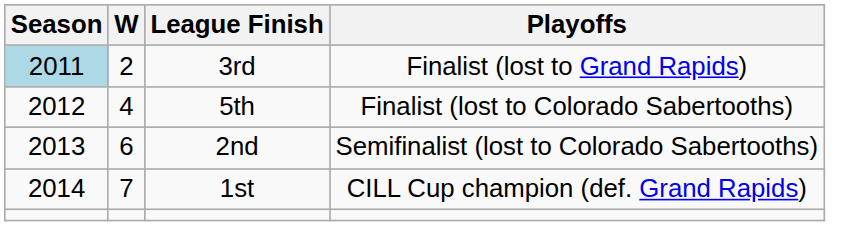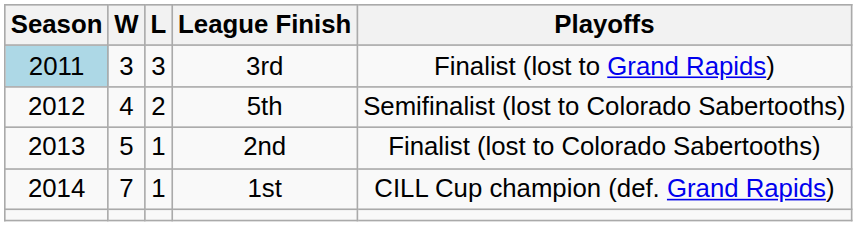+ column: (158, 24)
(126, 65) 2 -> (126, 65) 3
(577, 106) Finalist (lost to Colorado Sabertooths) -> (604, 106) Semifinalist (lost to Colorado Sabertooths)
(126, 147) 6 -> (126, 147) 5
(577, 147) Semifinalist (lost to Colorado Sabertooths) -> (604, 147) Finalist (lost to Colorado Sabertooths)
